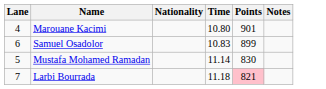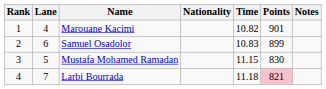+ column: (18, 12)
(219, 28) 10.80 -> (247, 28) 10.82
(219, 60) 11.14 -> (247, 60) 11.15
